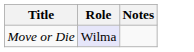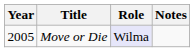+ column: (21, 15)
